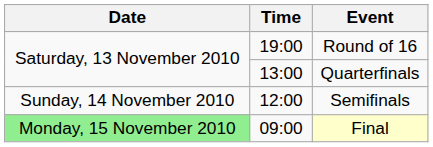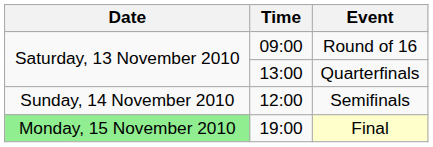(281, 45) 19:00 -> (281, 45) 09:00
(281, 127) 09:00 -> (281, 127) 19:00
